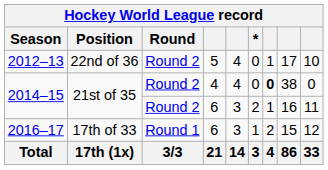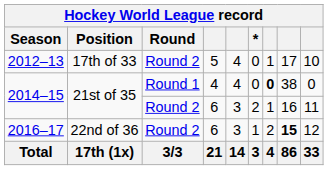(105, 61) 22nd of 36 -> (104, 61) 17th of 33
(172, 84) Round 2 -> (172, 84) Round 1
(104, 130) 17th of 33 -> (105, 130) 22nd of 36
(172, 130) Round 1 -> (172, 130) Round 2
(289, 130) normal -> (289, 130) bold
